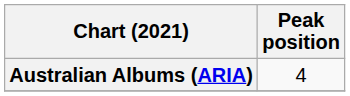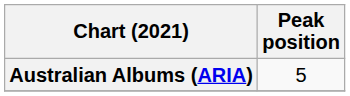(301, 74) 4 -> (301, 74) 5
